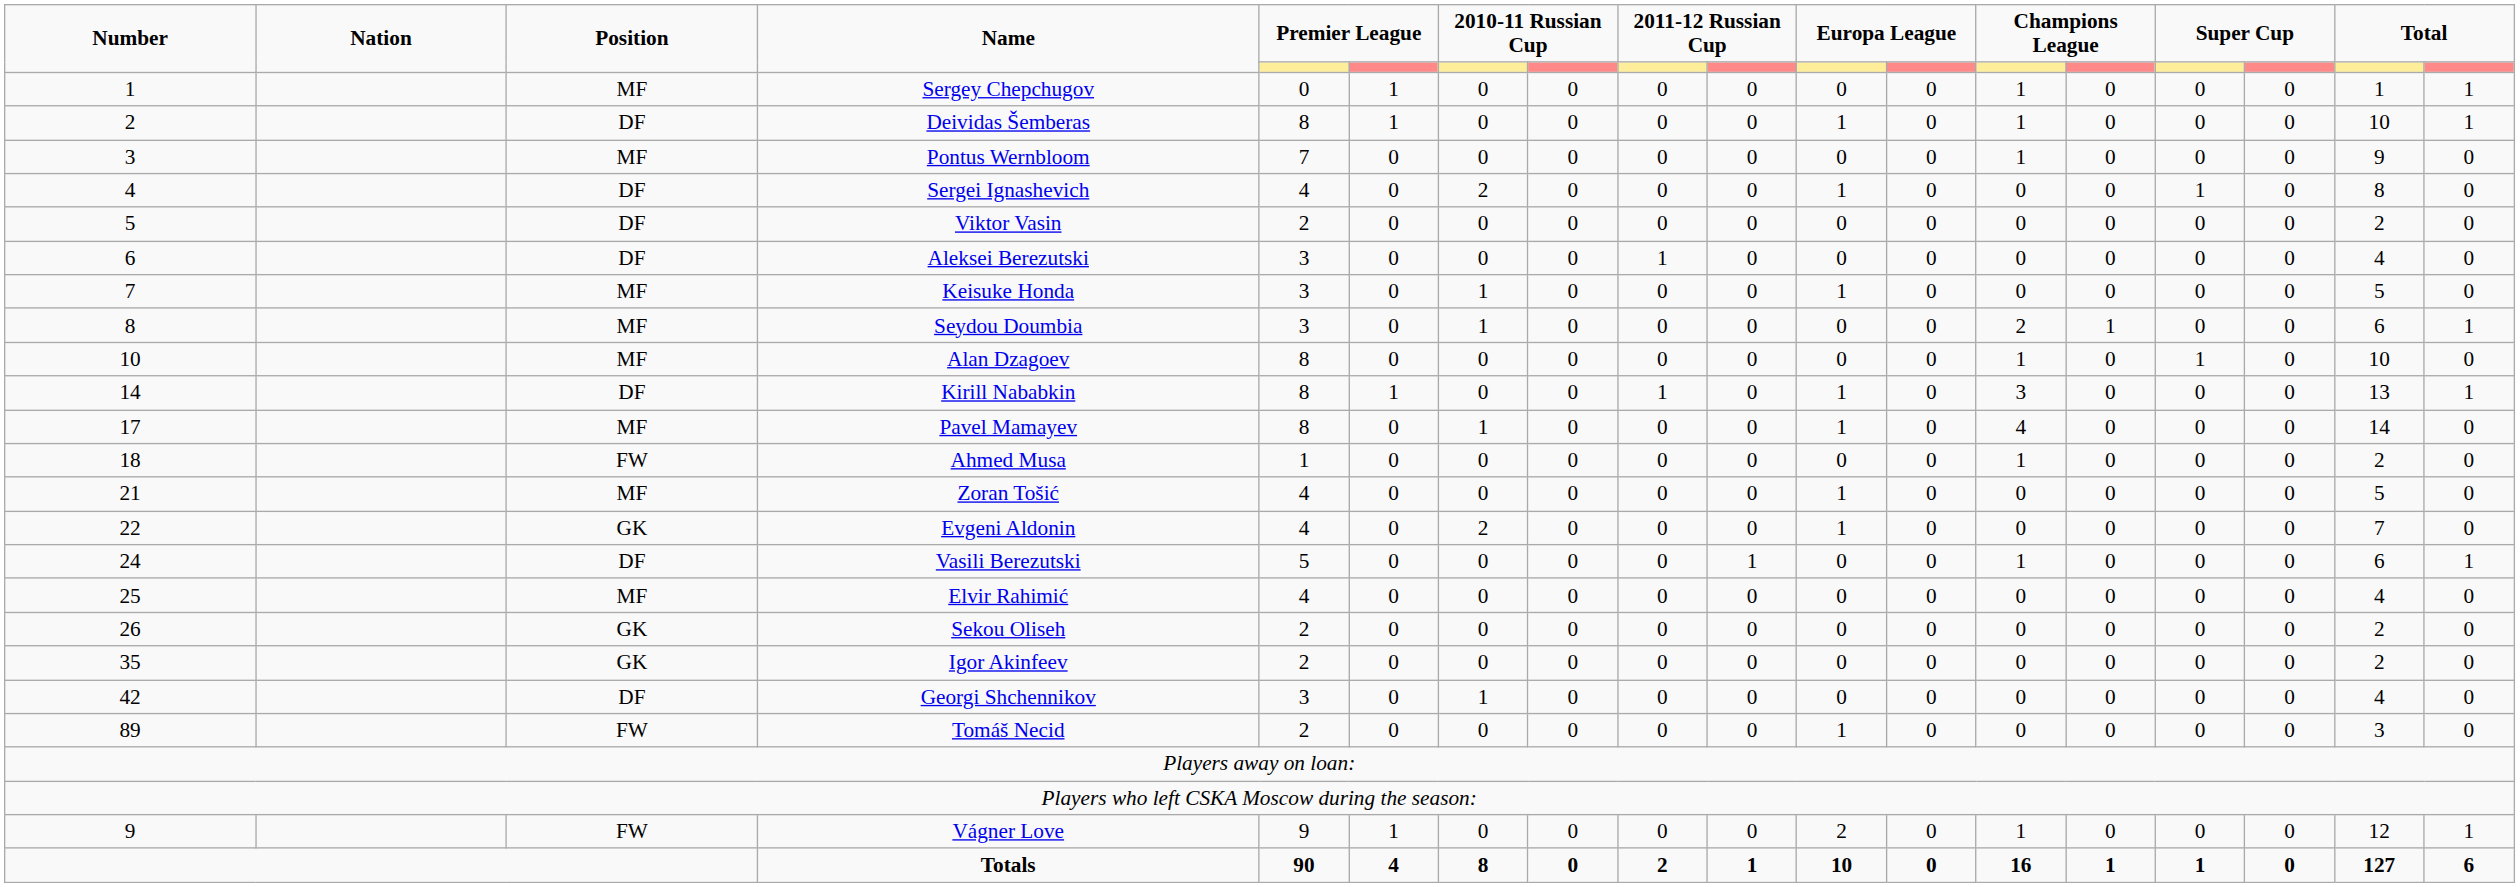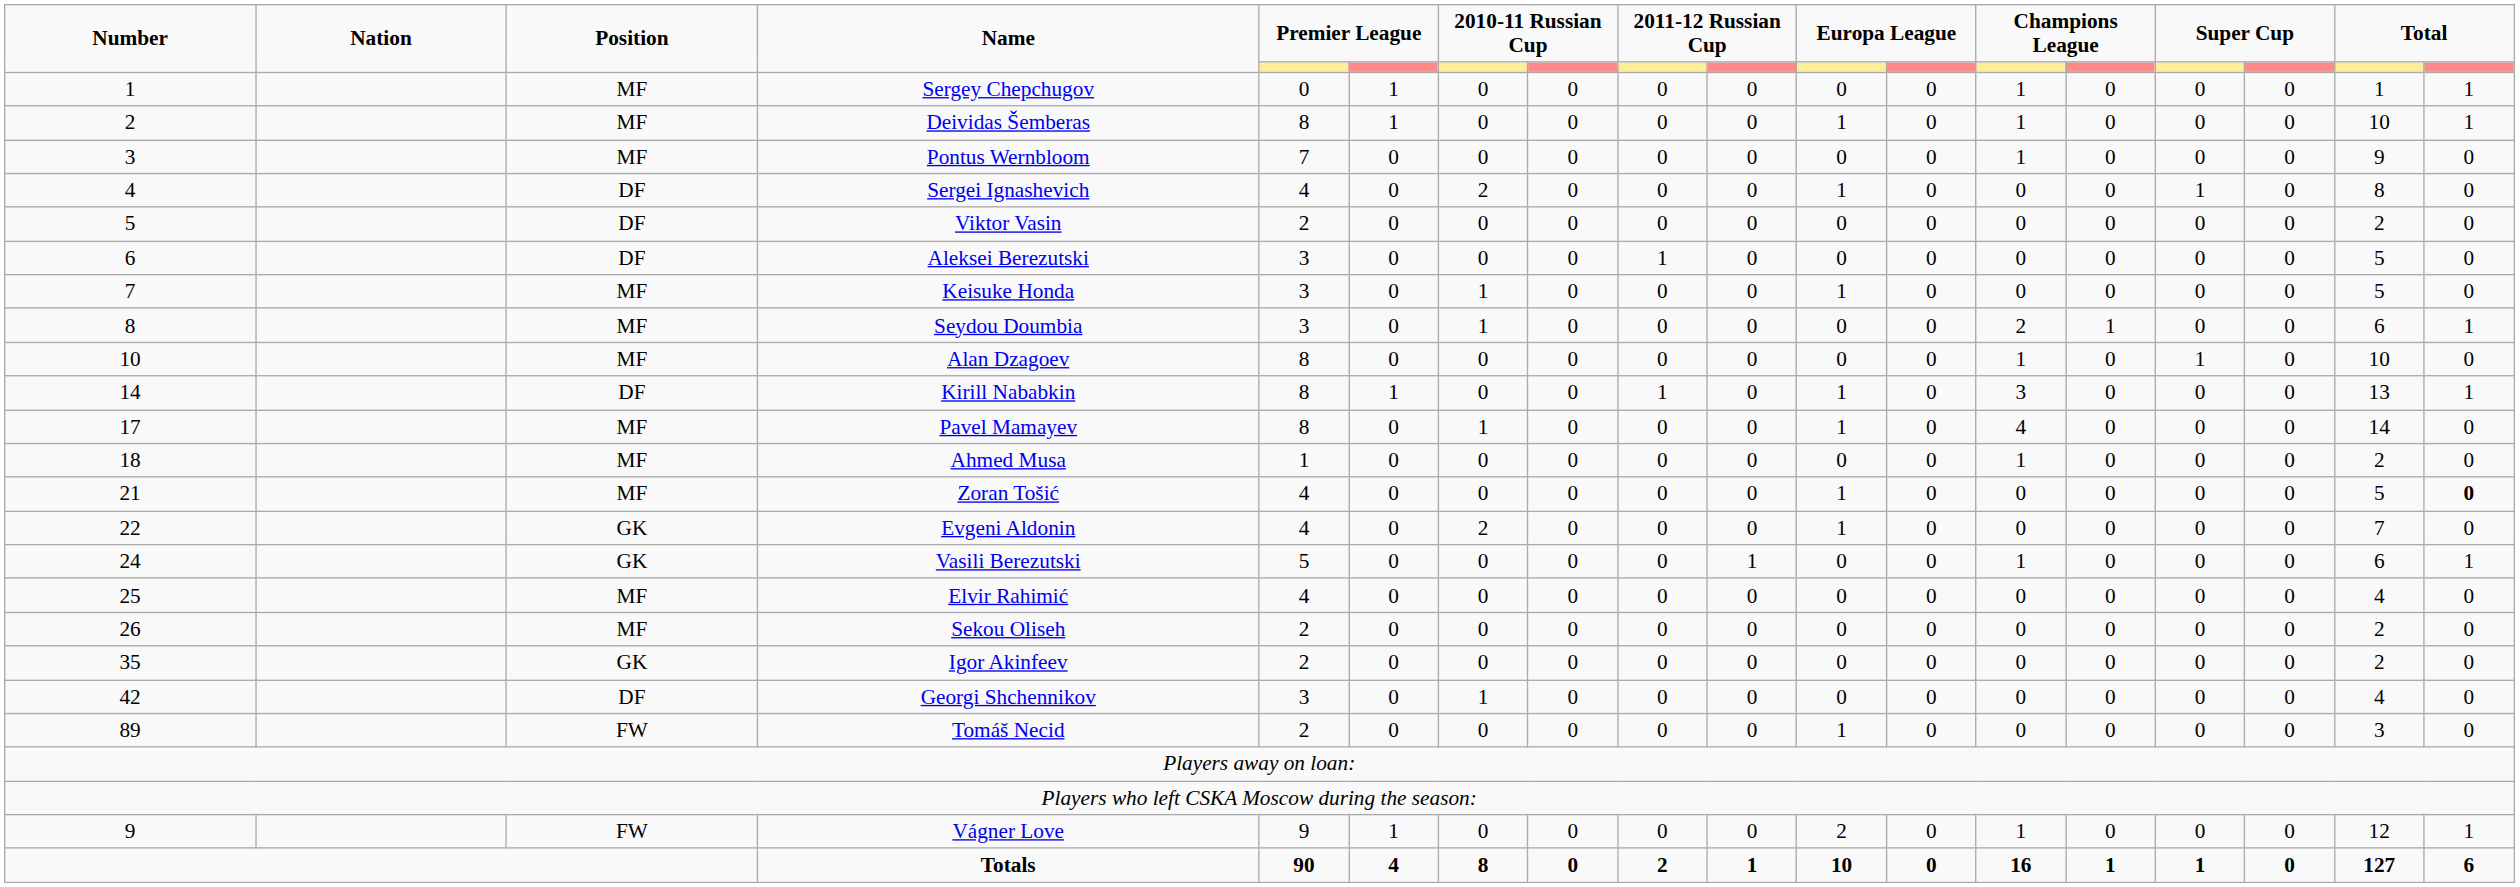(632, 122) DF -> (632, 122) MF
(2379, 257) 4 -> (2379, 257) 5
(632, 460) FW -> (632, 460) MF
(2469, 493) normal -> (2469, 493) bold
(632, 561) DF -> (632, 561) GK
(632, 628) GK -> (632, 628) MF
